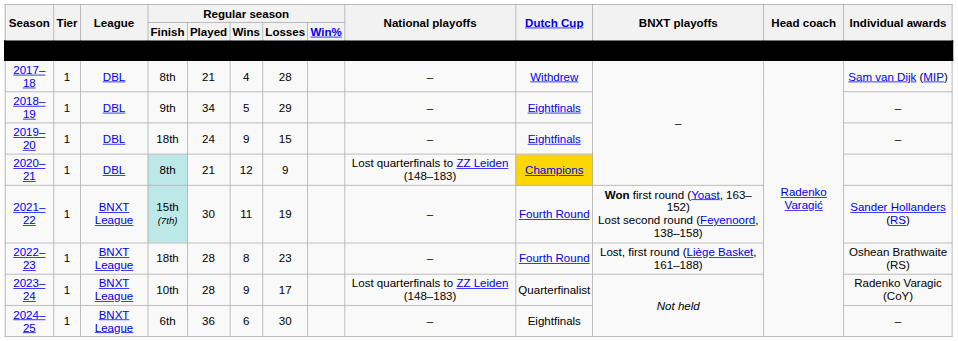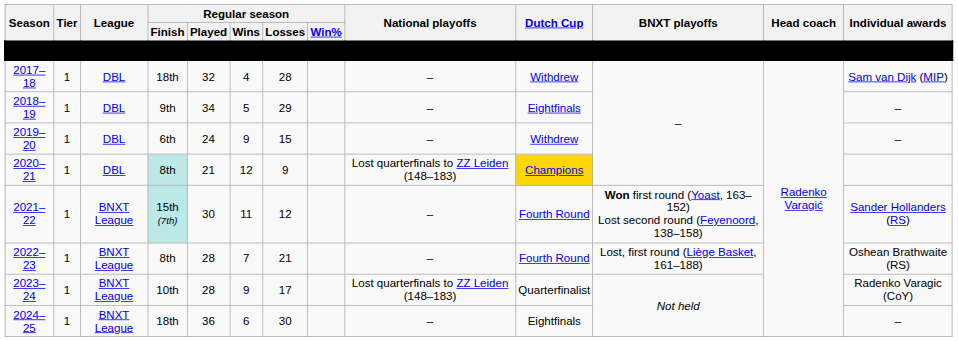(168, 77) 8th -> (168, 77) 18th
(209, 77) 21 -> (209, 77) 32
(168, 139) 18th -> (168, 139) 6th
(554, 139) Eightfinals -> (554, 139) Withdrew
(285, 214) 19 -> (285, 214) 12
(168, 258) 18th -> (168, 258) 8th
(246, 258) 8 -> (246, 258) 7
(285, 258) 23 -> (285, 258) 21
(168, 321) 6th -> (168, 321) 18th
